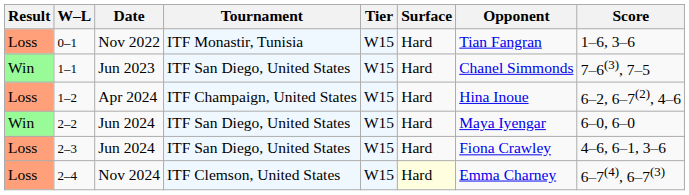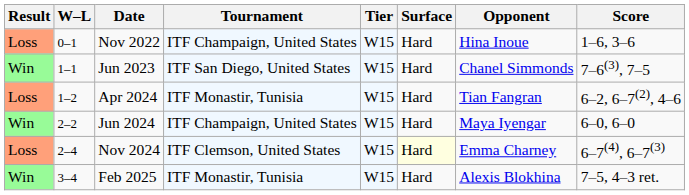(235, 41) ITF Monastir, Tunisia -> (262, 41) ITF Champaign, United States
(501, 41) Tian Fangran -> (494, 41) Hina Inoue
(262, 96) ITF Champaign, United States -> (235, 96) ITF Monastir, Tunisia
(494, 96) Hina Inoue -> (501, 96) Tian Fangran
(259, 123) ITF San Diego, United States -> (262, 123) ITF Champaign, United States
- row: (67, 149)
+ row: (67, 178)
